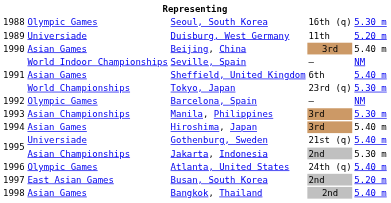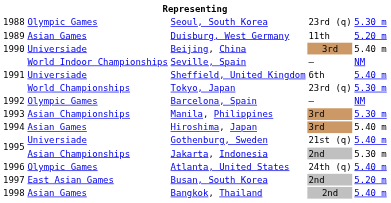(330, 22) 16th (q) -> (330, 22) 23rd (q)
(57, 35) Universiade -> (57, 35) Asian Games
(57, 49) Asian Games -> (57, 49) Universiade
(57, 75) Asian Games -> (57, 75) Universiade
